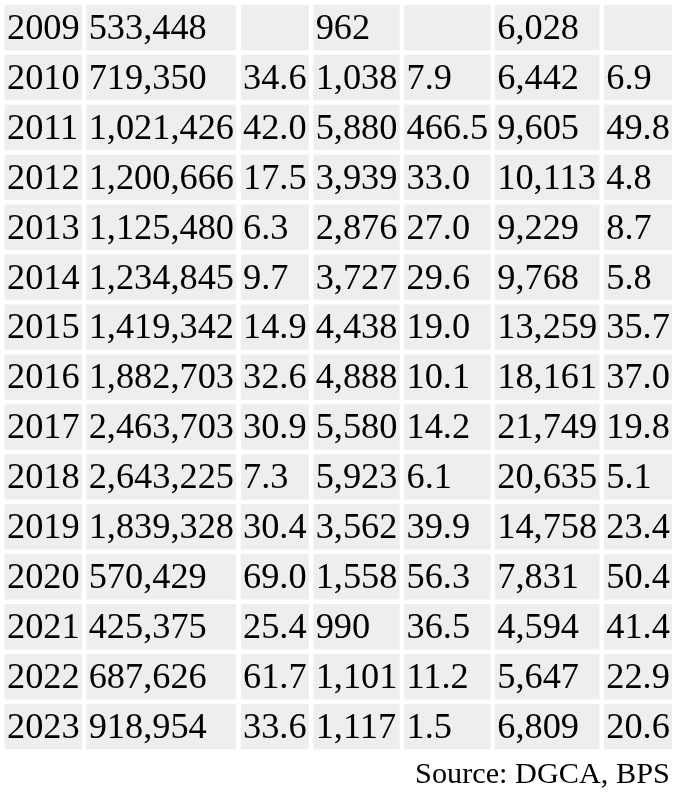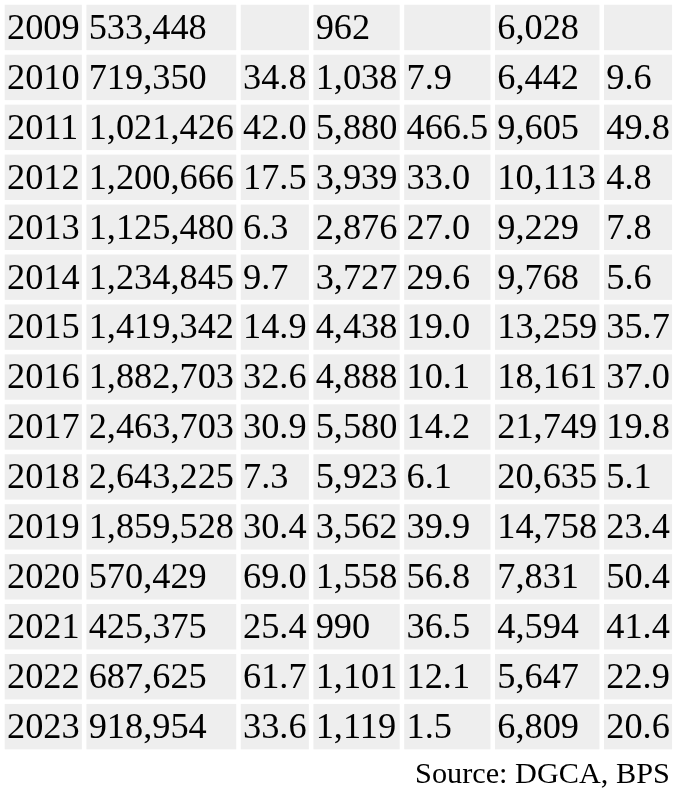(275, 76) 34.6 -> (275, 76) 34.8
(629, 76) 6.9 -> (629, 76) 9.6
(629, 226) 8.7 -> (629, 226) 7.8
(629, 276) 5.8 -> (629, 276) 5.6
(161, 526) 1,839,328 -> (161, 526) 1,859,528
(438, 576) 56.3 -> (438, 576) 56.8
(148, 676) 687,626 -> (148, 676) 687,625
(438, 676) 11.2 -> (438, 676) 12.1
(356, 726) 1,117 -> (356, 726) 1,119
